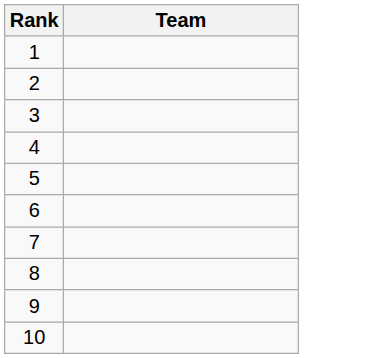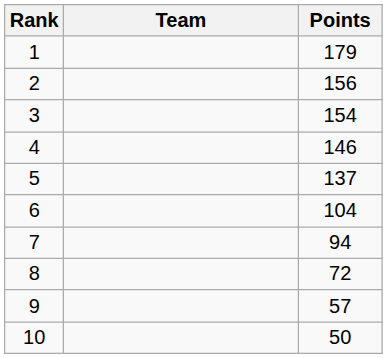+ column: (340, 20)
